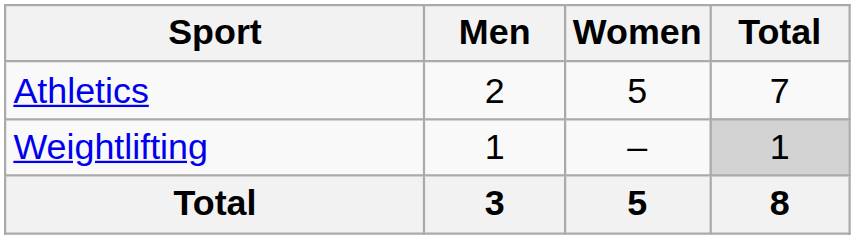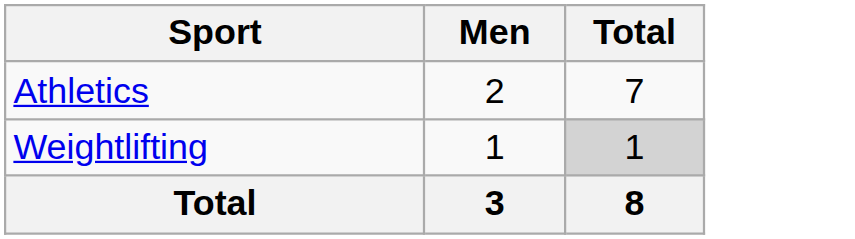- column: (637, 32)
